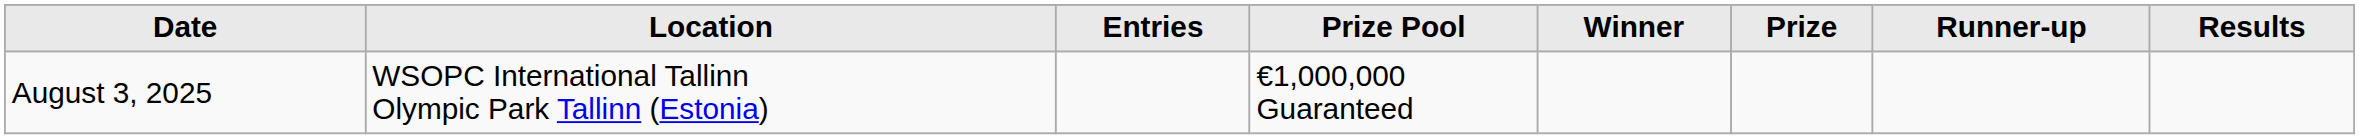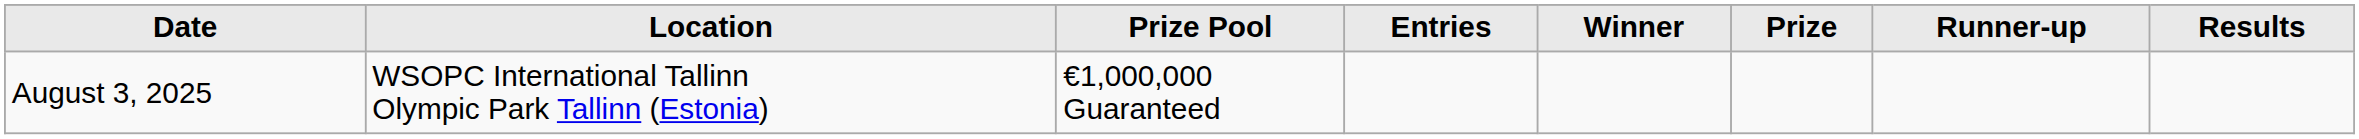columns swapped: (1153, 28) <-> (1394, 28)
